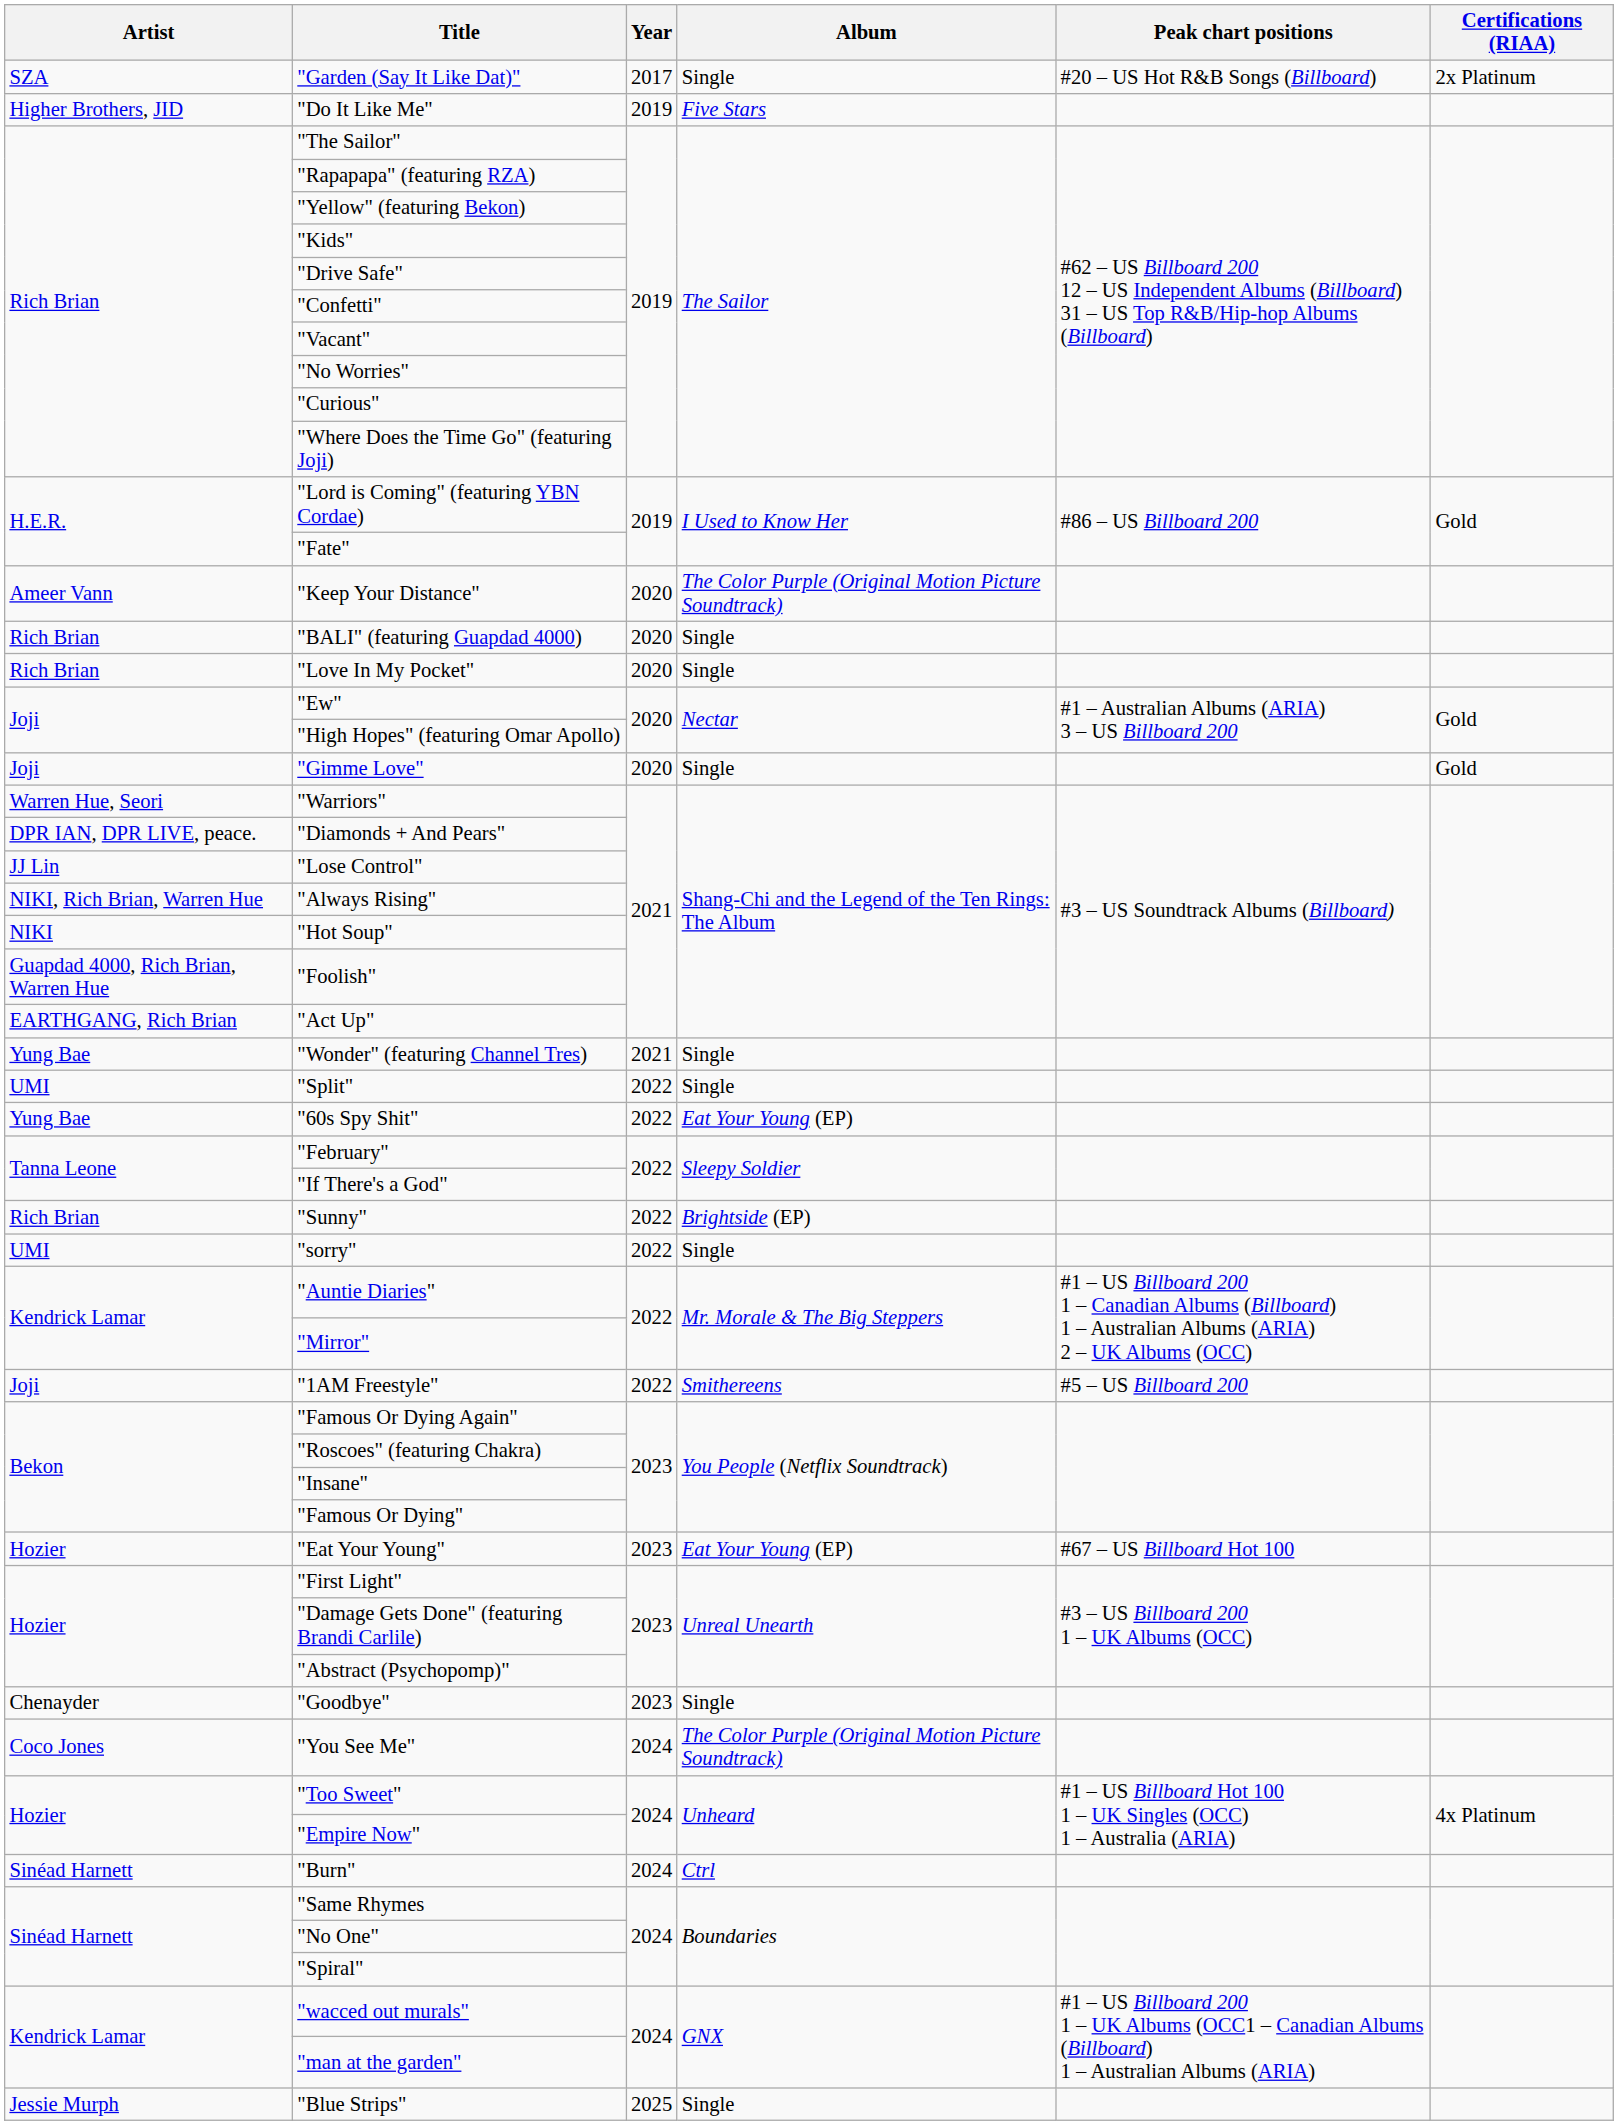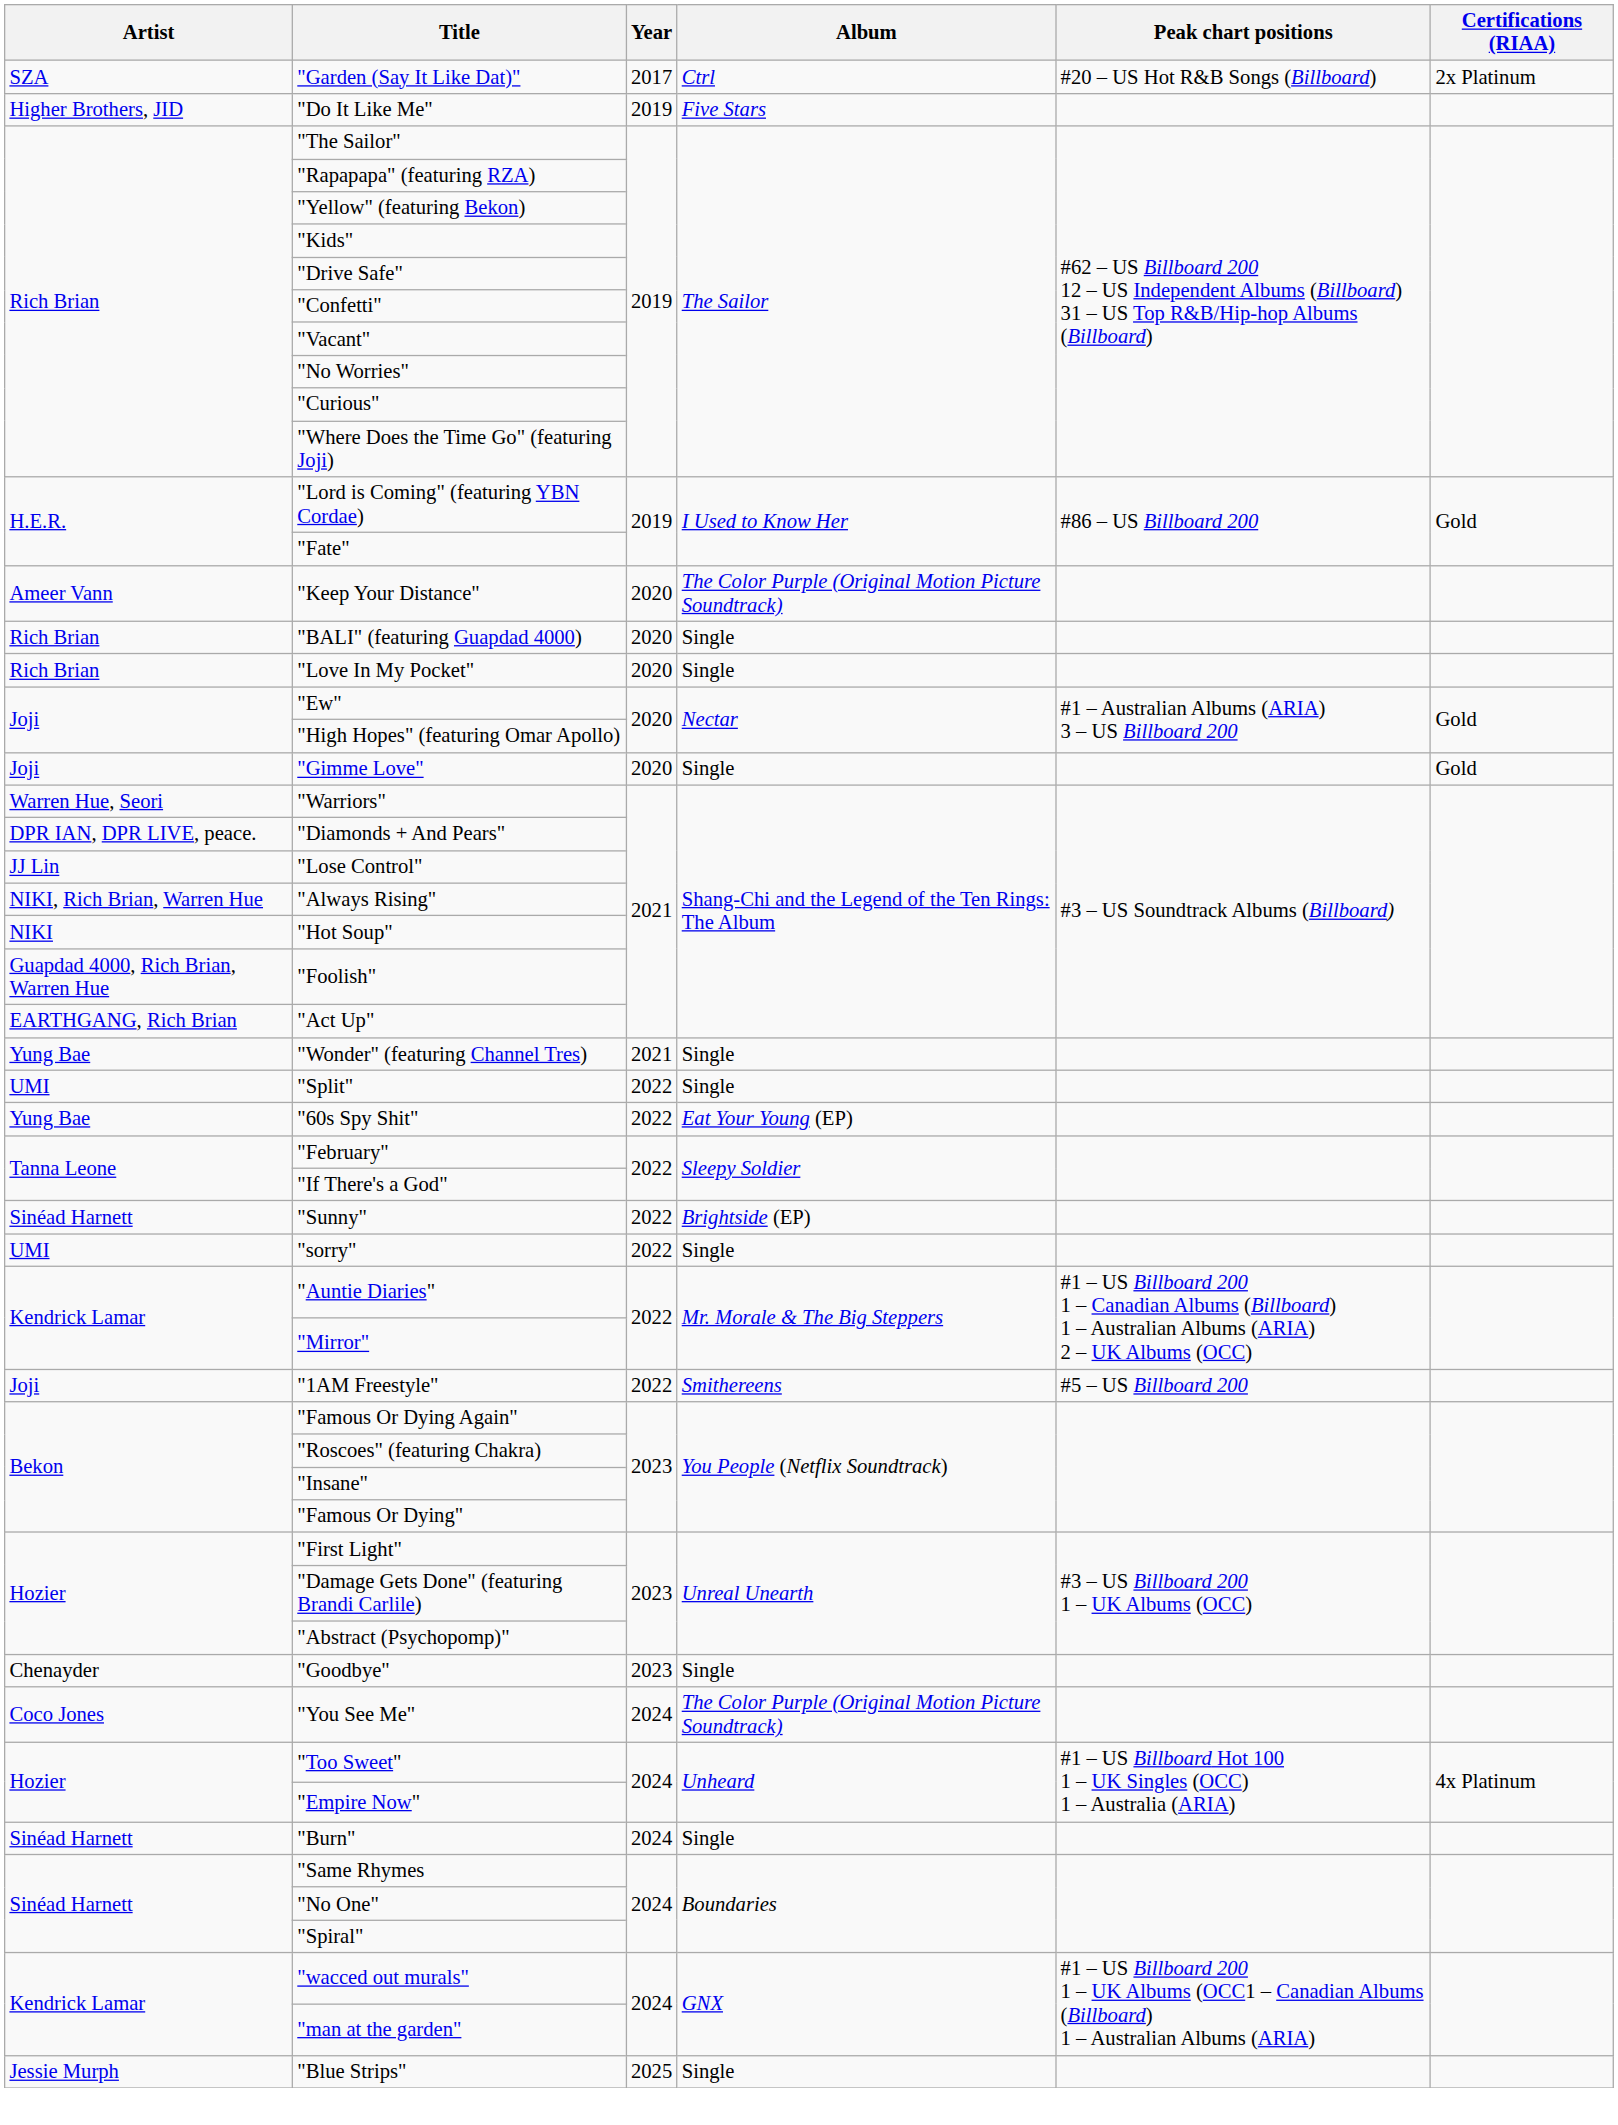(708, 76) Single -> (698, 76) Ctrl
(54, 1217) Rich Brian -> (71, 1217) Sinéad Harnett
- row: (371, 1548)
(698, 1870) Ctrl -> (708, 1837) Single
